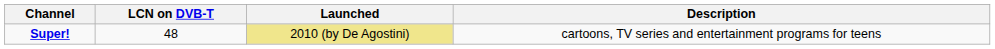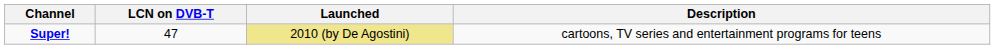(171, 34) 48 -> (171, 34) 47
